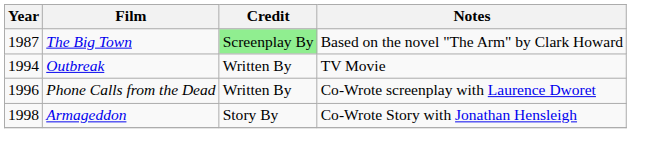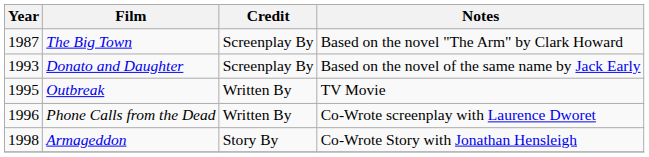(268, 41) lightgreen background -> (268, 41) no background
+ row: (115, 66)
(24, 66) 1994 -> (24, 90) 1995
